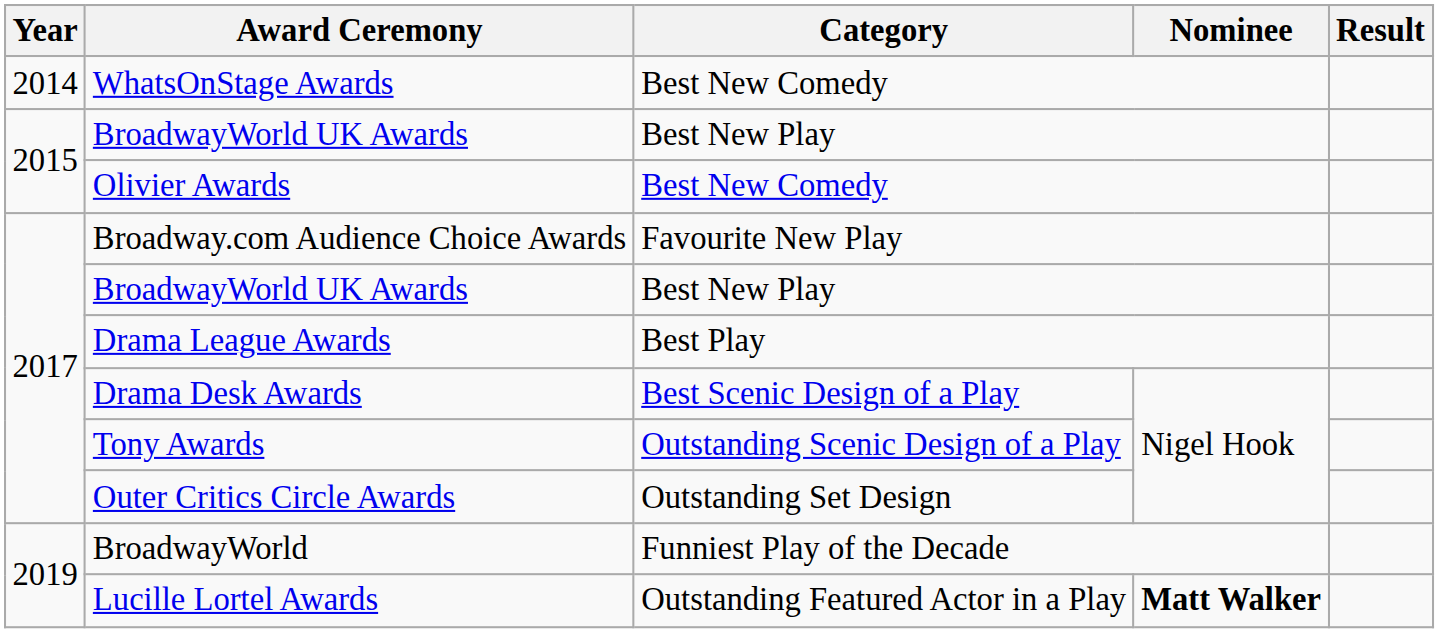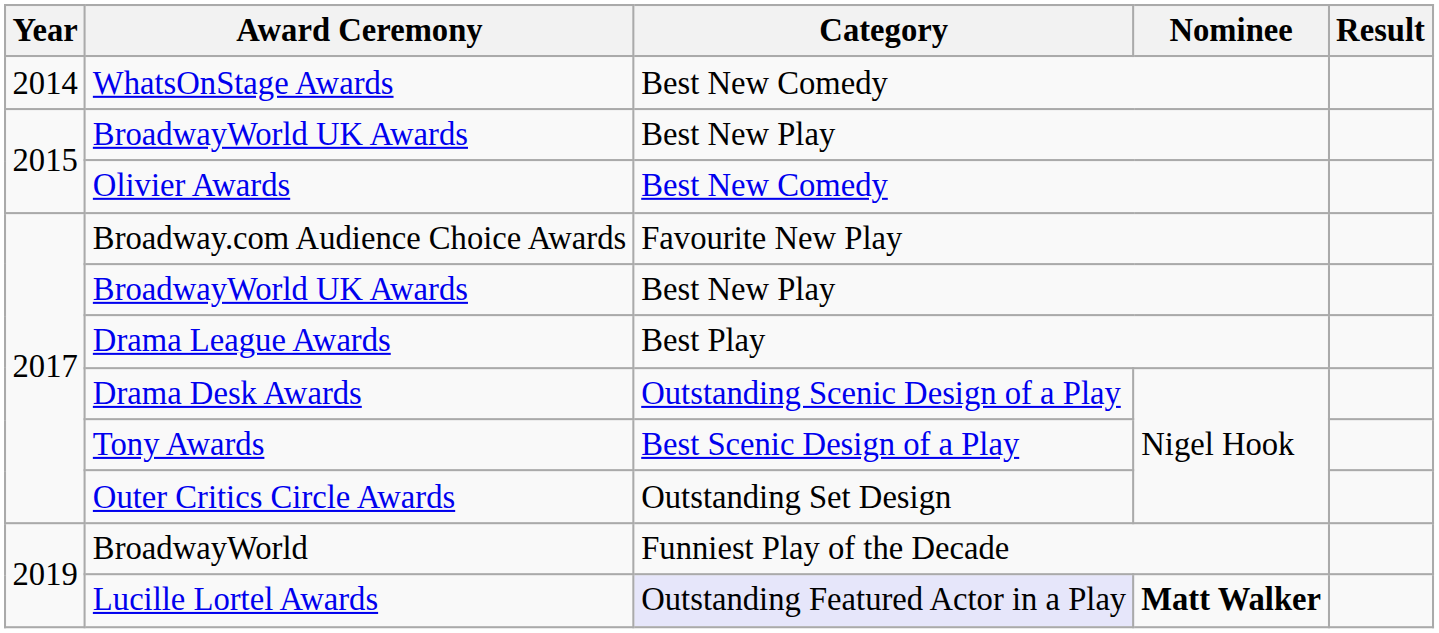(830, 392) Best Scenic Design of a Play -> (881, 392) Outstanding Scenic Design of a Play
(881, 444) Outstanding Scenic Design of a Play -> (830, 444) Best Scenic Design of a Play
(884, 599) no background -> (884, 599) lavender background
